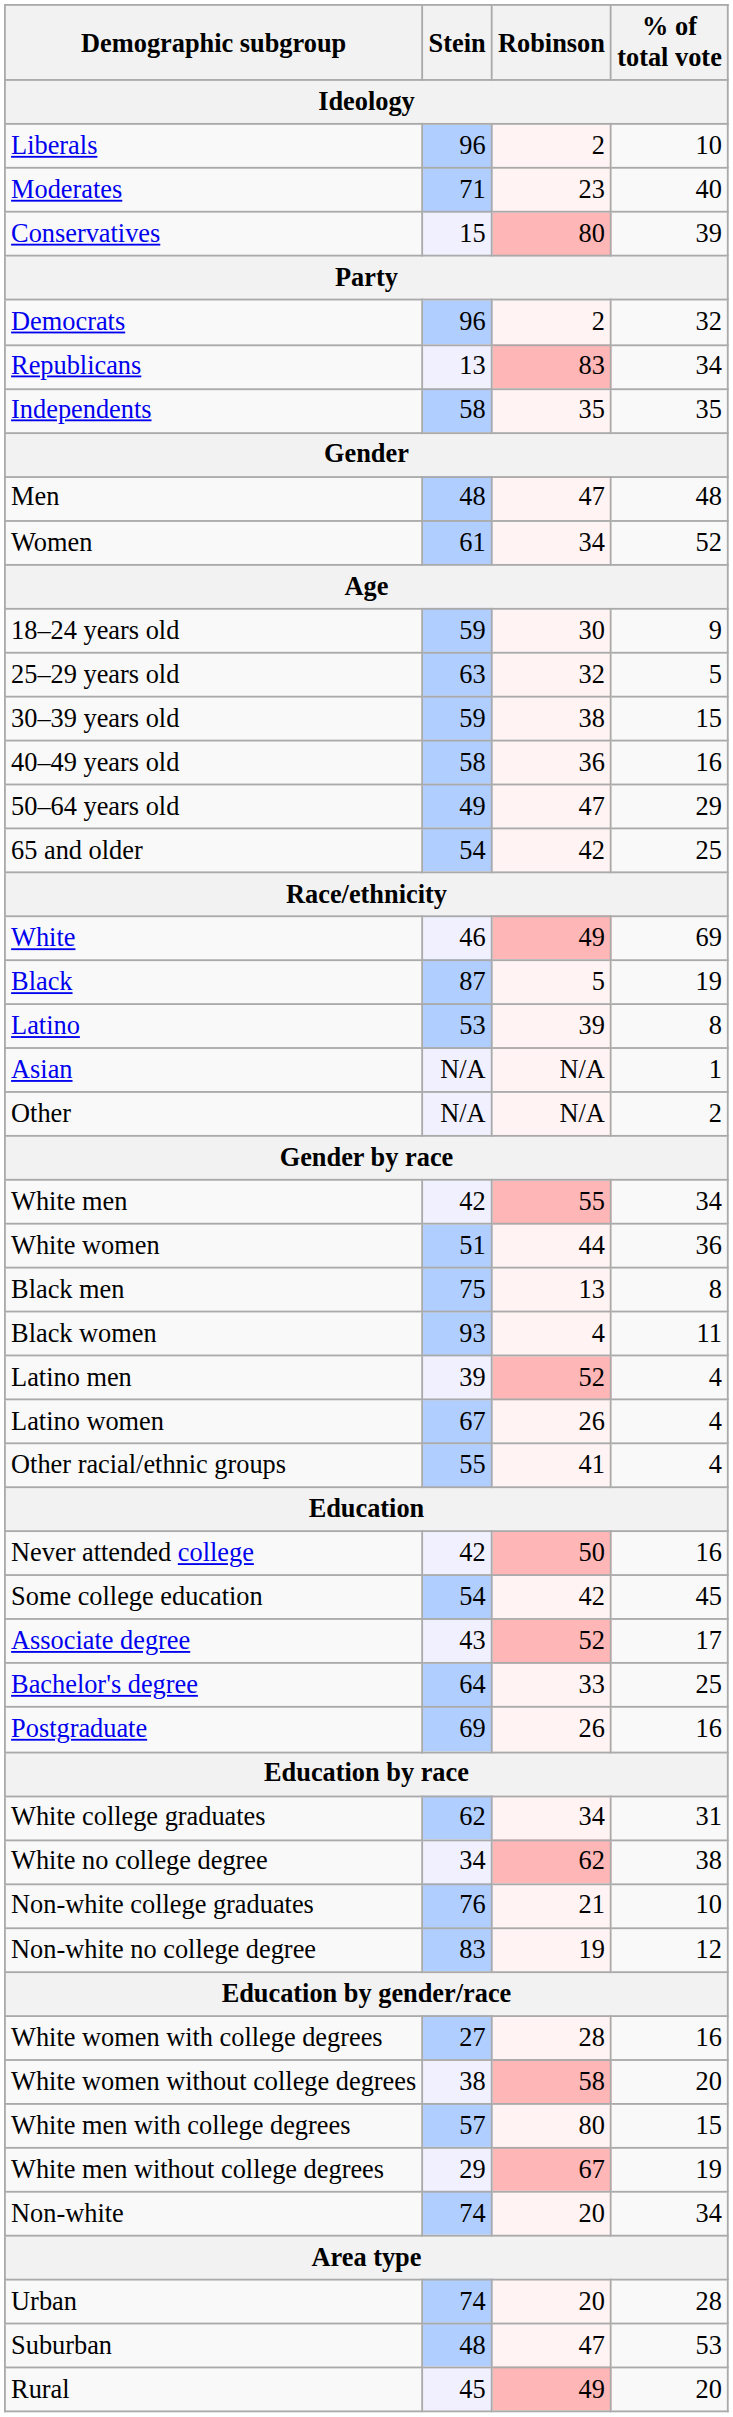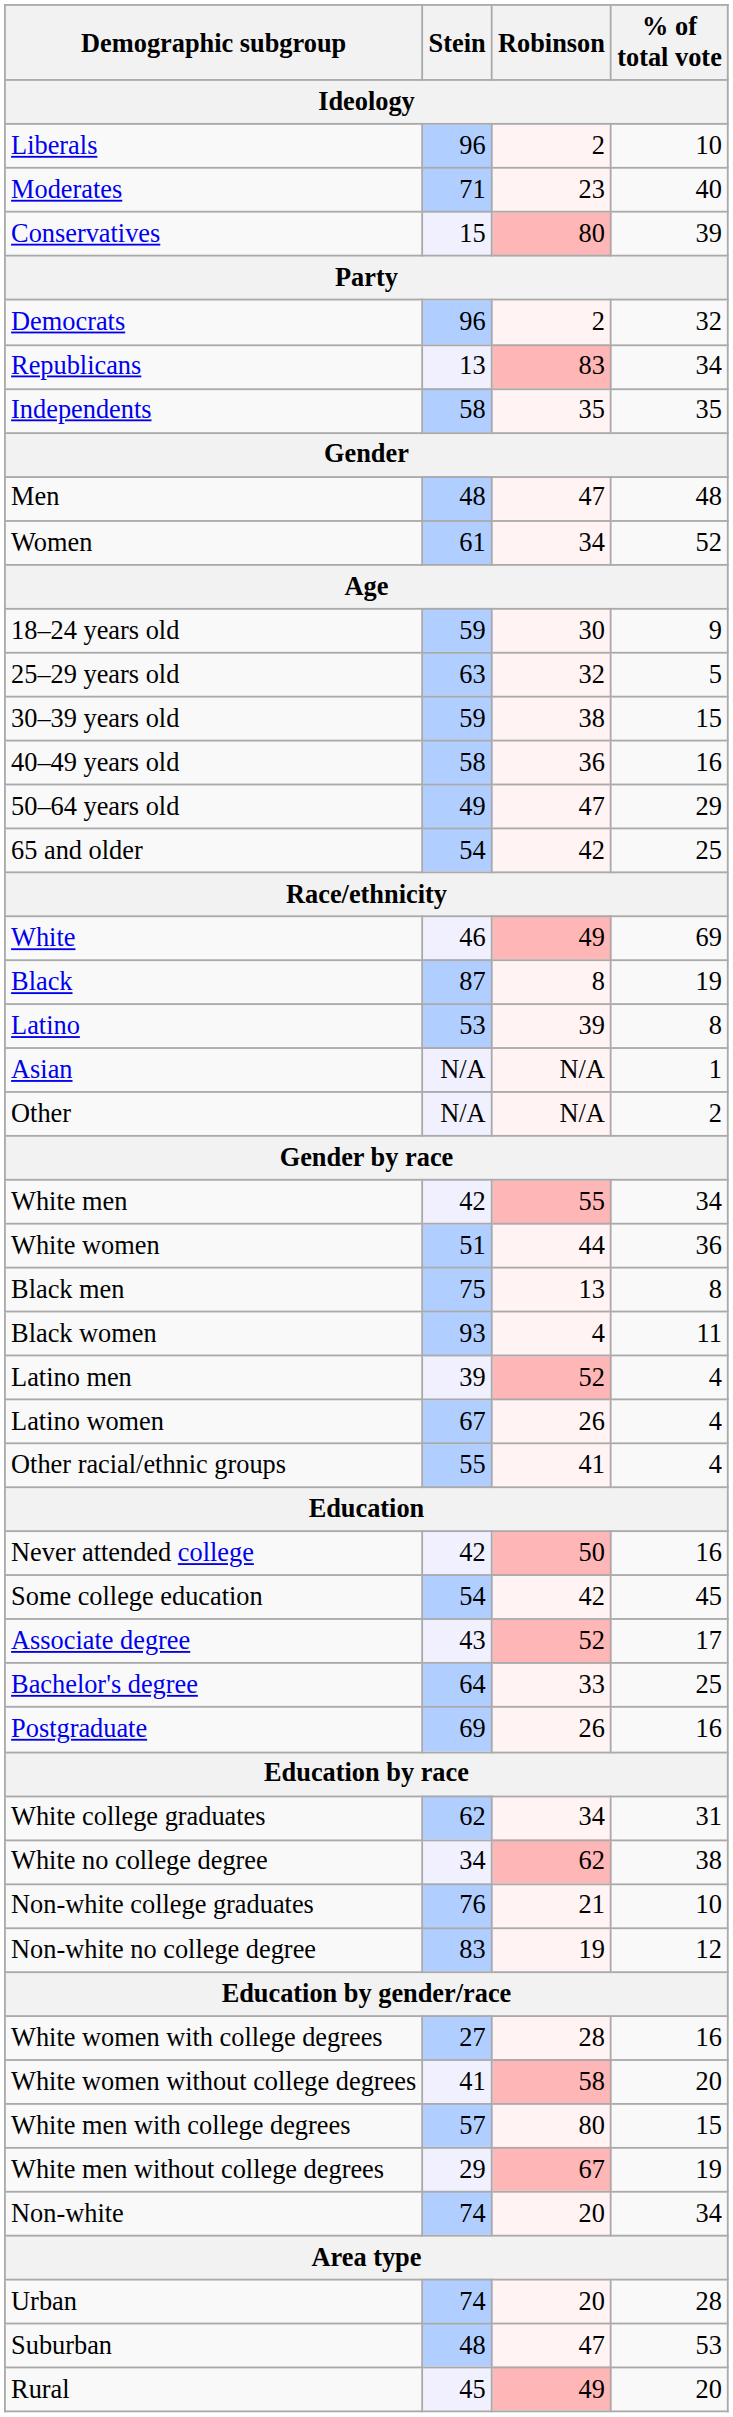(598, 981) 5 -> (598, 981) 8
(472, 2081) 38 -> (472, 2081) 41
